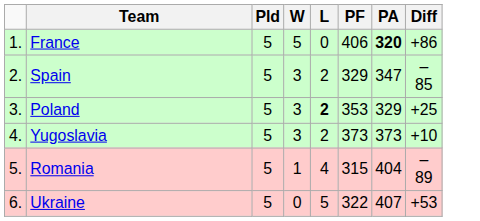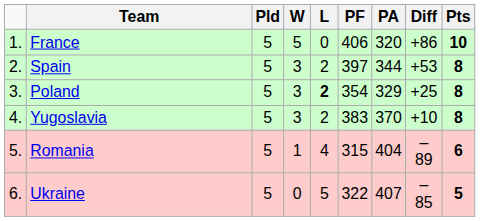+ column: (458, 17)
(388, 42) bold -> (388, 42) normal
(355, 76) 329 -> (355, 67) 397
(388, 76) 347 -> (388, 67) 344
(424, 76) – 85 -> (424, 67) +53
(355, 110) 353 -> (355, 92) 354
(355, 135) 373 -> (355, 117) 383
(388, 135) 373 -> (388, 117) 370
(424, 203) +53 -> (424, 194) – 85
